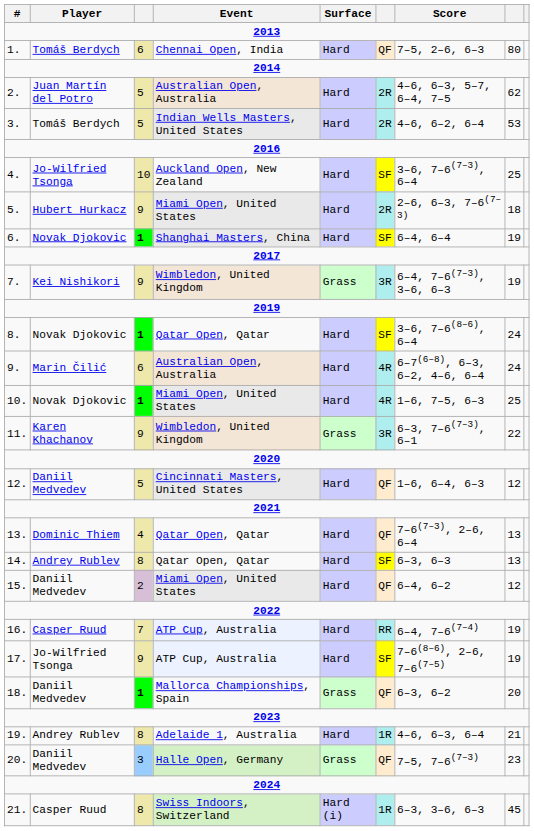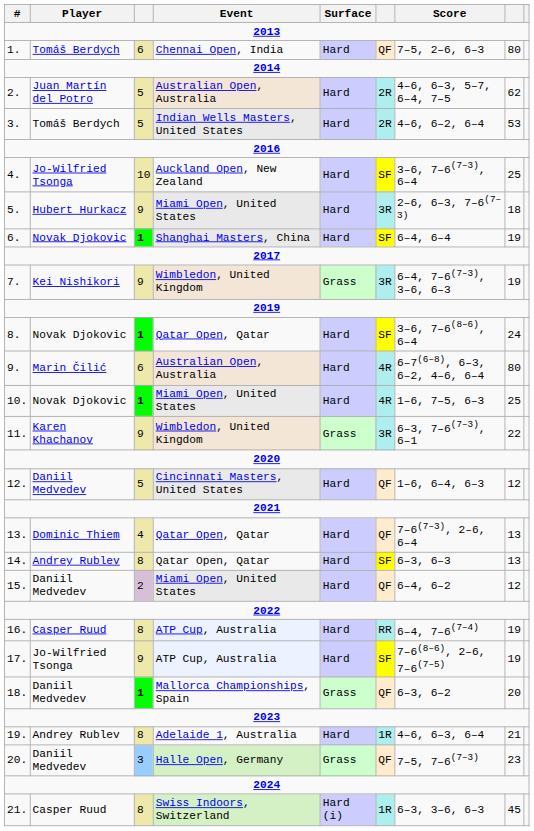(385, 210) 2R -> (385, 210) 3R
(514, 368) 24 -> (514, 368) 80
(140, 630) 7 -> (140, 630) 8
